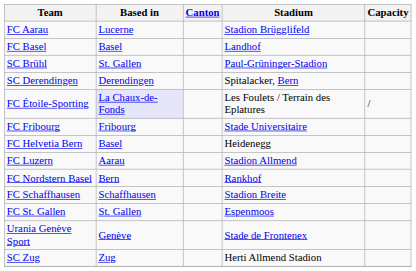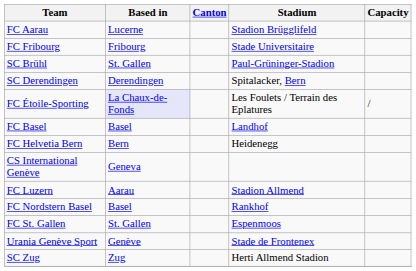rows swapped: (27, 47) <-> (33, 127)
(110, 144) Basel -> (118, 144) Bern
+ row: (42, 167)
(109, 178) Bern -> (120, 207) Basel
- row: (43, 195)
